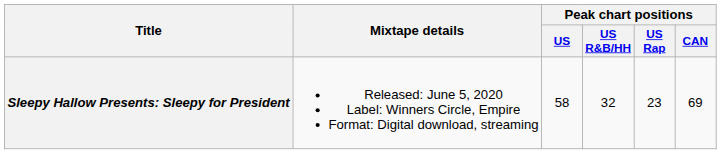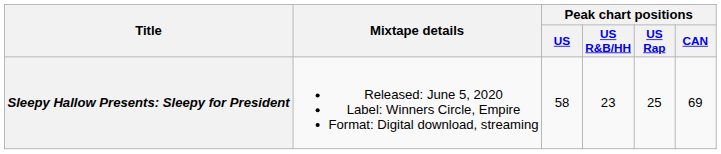(608, 102) 32 -> (608, 102) 23
(654, 102) 23 -> (654, 102) 25
